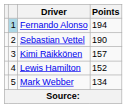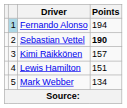(100, 39) normal -> (100, 39) bold
(100, 68) 152 -> (100, 68) 151
